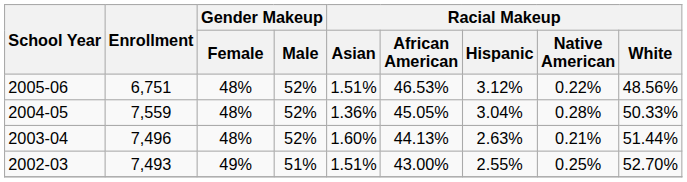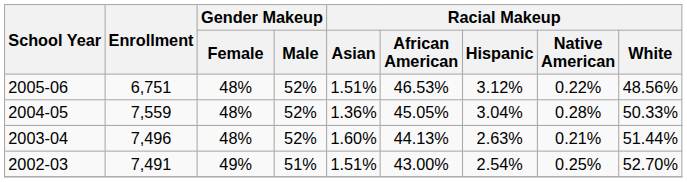(151, 165) 7,493 -> (151, 165) 7,491
(500, 165) 2.55% -> (500, 165) 2.54%
